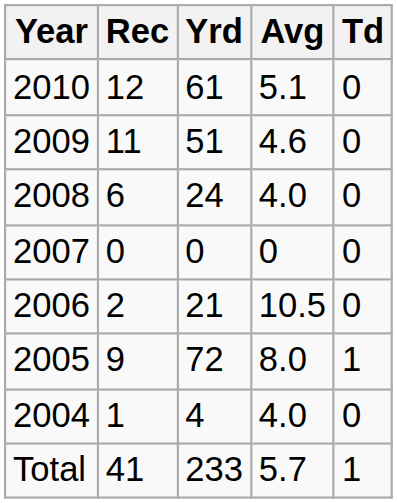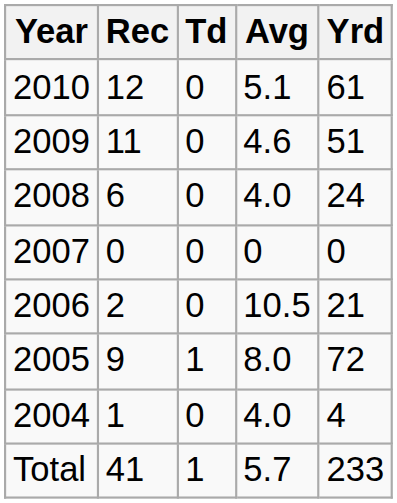columns swapped: (214, 31) <-> (363, 31)
